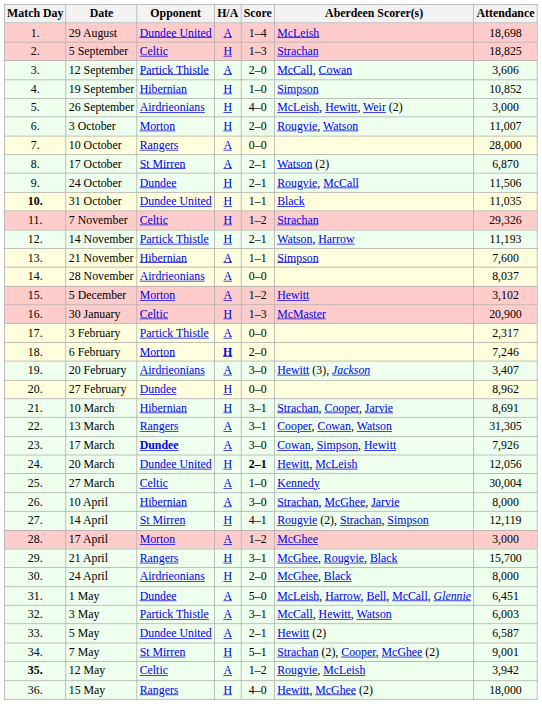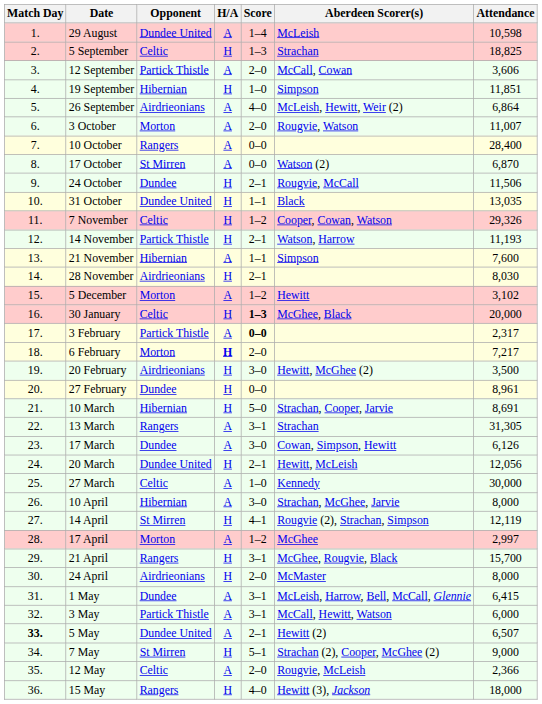(505, 32) 18,698 -> (505, 32) 10,598
(505, 88) 10,852 -> (505, 88) 11,851
(228, 107) H -> (228, 107) A
(505, 107) 3,000 -> (505, 107) 6,864
(228, 126) H -> (228, 126) A
(505, 145) 28,000 -> (505, 145) 28,400
(258, 164) 2–1 -> (258, 164) 0–0
(35, 201) bold -> (35, 201) normal
(505, 201) 11,035 -> (505, 201) 13,035
(298, 220) Strachan -> (335, 220) Cooper, Cowan, Watson
(228, 276) A -> (228, 276) H
(258, 276) 0–0 -> (258, 276) 2–1
(505, 276) 8,037 -> (505, 276) 8,030
(258, 314) normal -> (258, 314) bold
(302, 314) McMaster -> (314, 314) McGhee, Black
(505, 314) 20,900 -> (505, 314) 20,000
(258, 333) normal -> (258, 333) bold
(505, 351) 7,246 -> (505, 351) 7,217
(228, 370) A -> (228, 370) H
(324, 370) Hewitt (3), Jackson -> (325, 370) Hewitt, McGhee (2)
(505, 370) 3,407 -> (505, 370) 3,500
(505, 389) 8,962 -> (505, 389) 8,961
(258, 408) 3–1 -> (258, 408) 5–0
(335, 426) Cooper, Cowan, Watson -> (298, 426) Strachan
(159, 445) bold -> (158, 445) normal
(505, 445) 7,926 -> (505, 445) 6,126
(258, 464) bold -> (258, 464) normal
(505, 483) 30,004 -> (505, 483) 30,000
(505, 539) 3,000 -> (505, 539) 2,997
(314, 577) McGhee, Black -> (302, 577) McMaster
(258, 595) 5–0 -> (258, 595) 3–1
(505, 595) 6,451 -> (505, 595) 6,415
(505, 614) 6,003 -> (505, 614) 6,000
(35, 633) normal -> (35, 633) bold
(505, 633) 6,587 -> (505, 633) 6,507
(505, 652) 9,001 -> (505, 652) 9,000
(35, 671) bold -> (35, 671) normal
(258, 671) 1–2 -> (258, 671) 2–0
(505, 671) 3,942 -> (505, 671) 2,366
(325, 689) Hewitt, McGhee (2) -> (324, 689) Hewitt (3), Jackson
